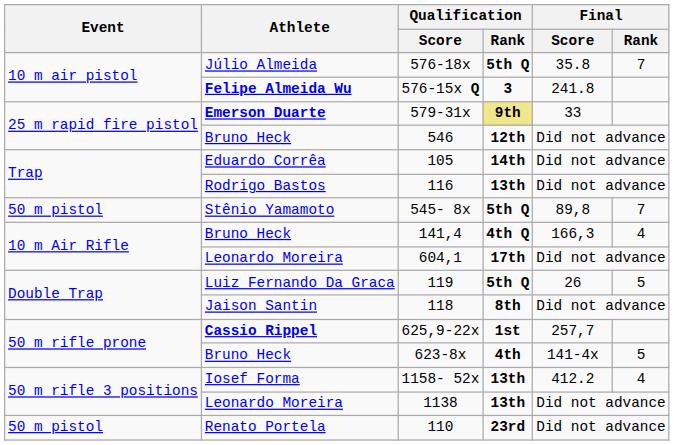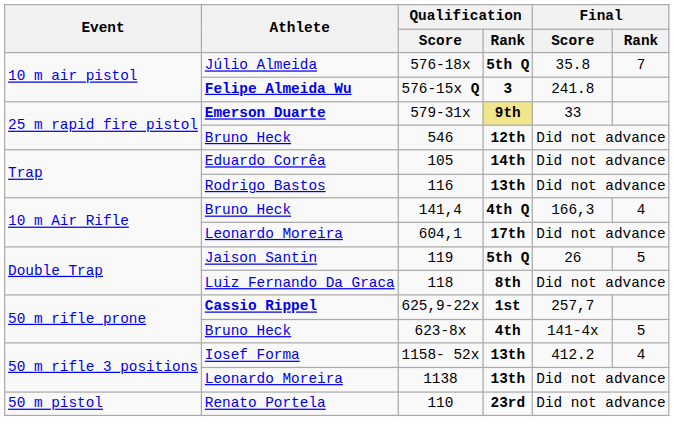- row: (440, 210)
(300, 282) Luiz Fernando Da Graca -> (261, 258) Jaison Santin
(261, 307) Jaison Santin -> (300, 282) Luiz Fernando Da Graca
